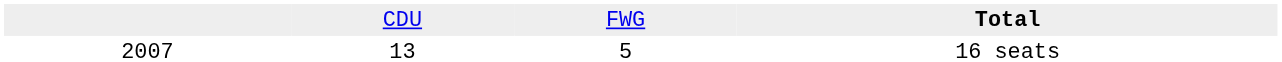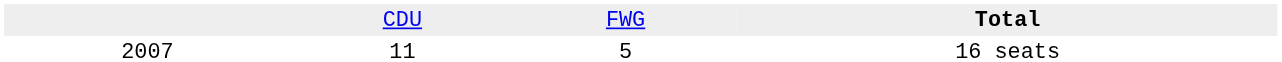(402, 52) 13 -> (402, 52) 11
